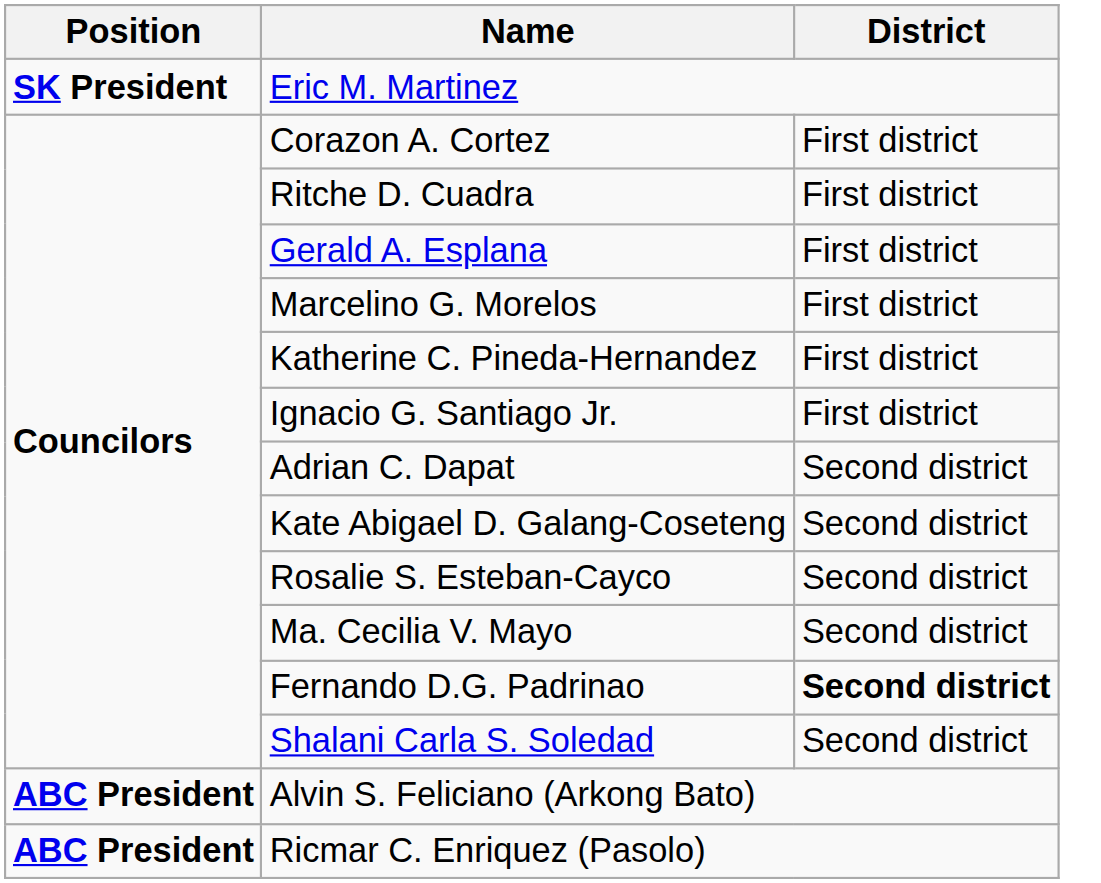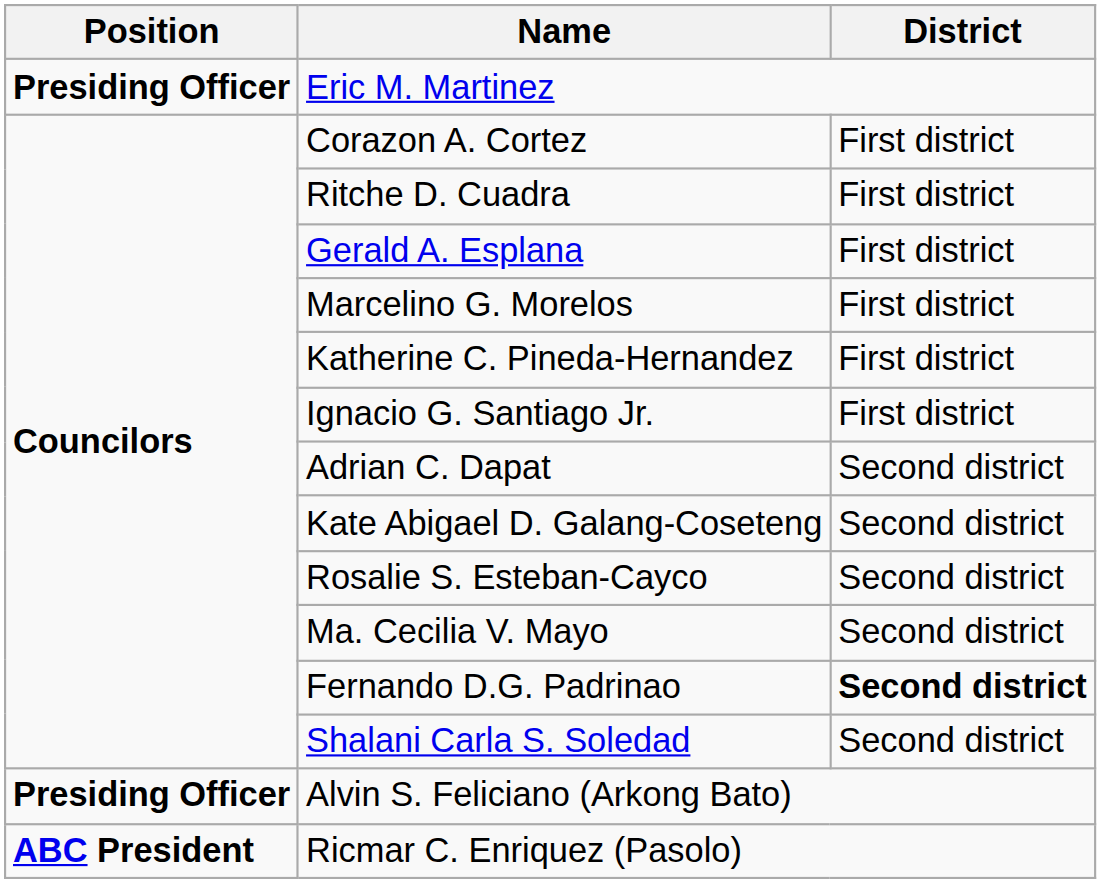(120, 86) SK President -> (152, 86) Presiding Officer
(133, 795) ABC President -> (152, 795) Presiding Officer
